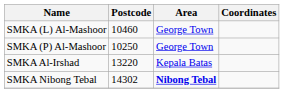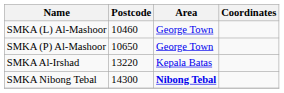(125, 46) 10250 -> (125, 46) 10650
(125, 79) 14302 -> (125, 79) 14300
